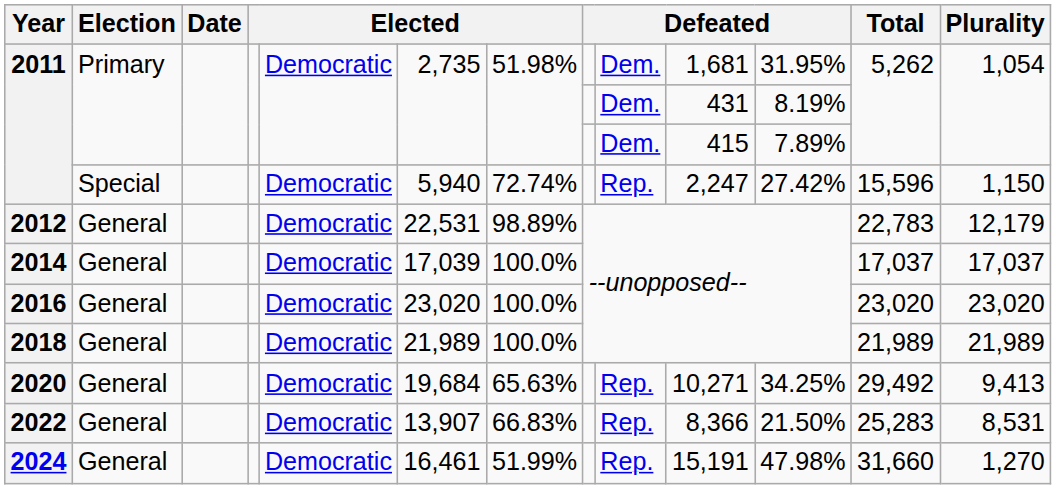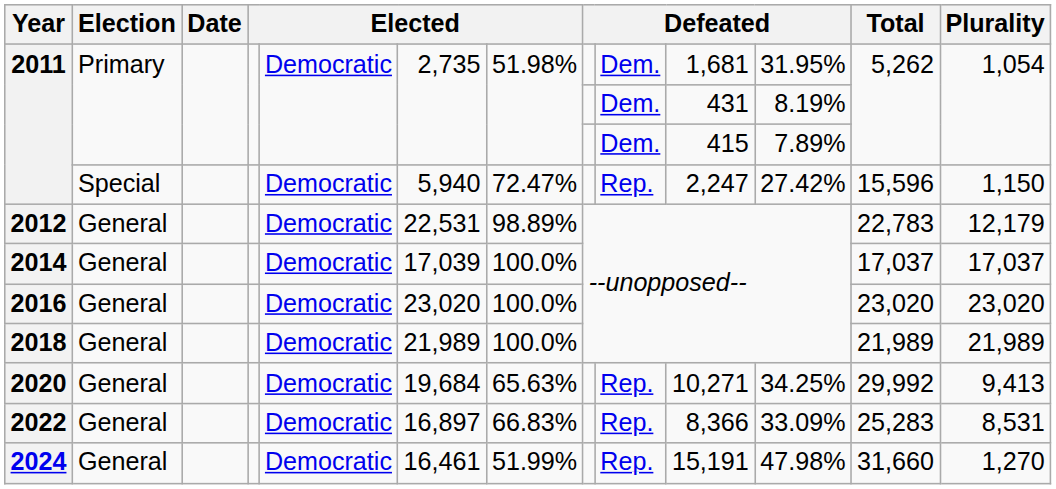(535, 183) 72.74% -> (535, 183) 72.47%
(896, 382) 29,492 -> (896, 382) 29,992
(442, 422) 13,907 -> (442, 422) 16,897
(803, 422) 21.50% -> (803, 422) 33.09%
